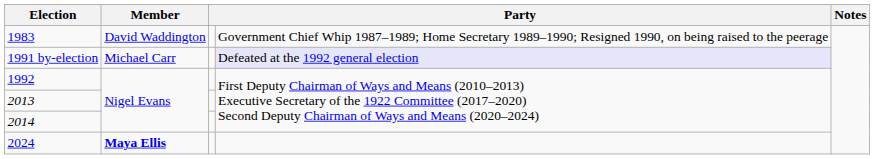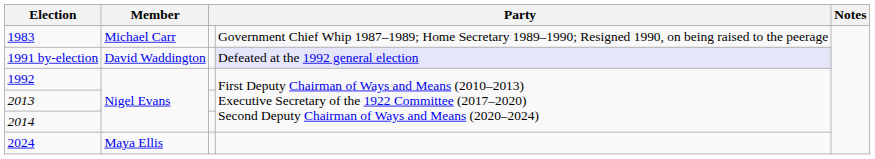(155, 36) David Waddington -> (140, 36) Michael Carr
(140, 57) Michael Carr -> (155, 57) David Waddington
(135, 143) bold -> (134, 143) normal
